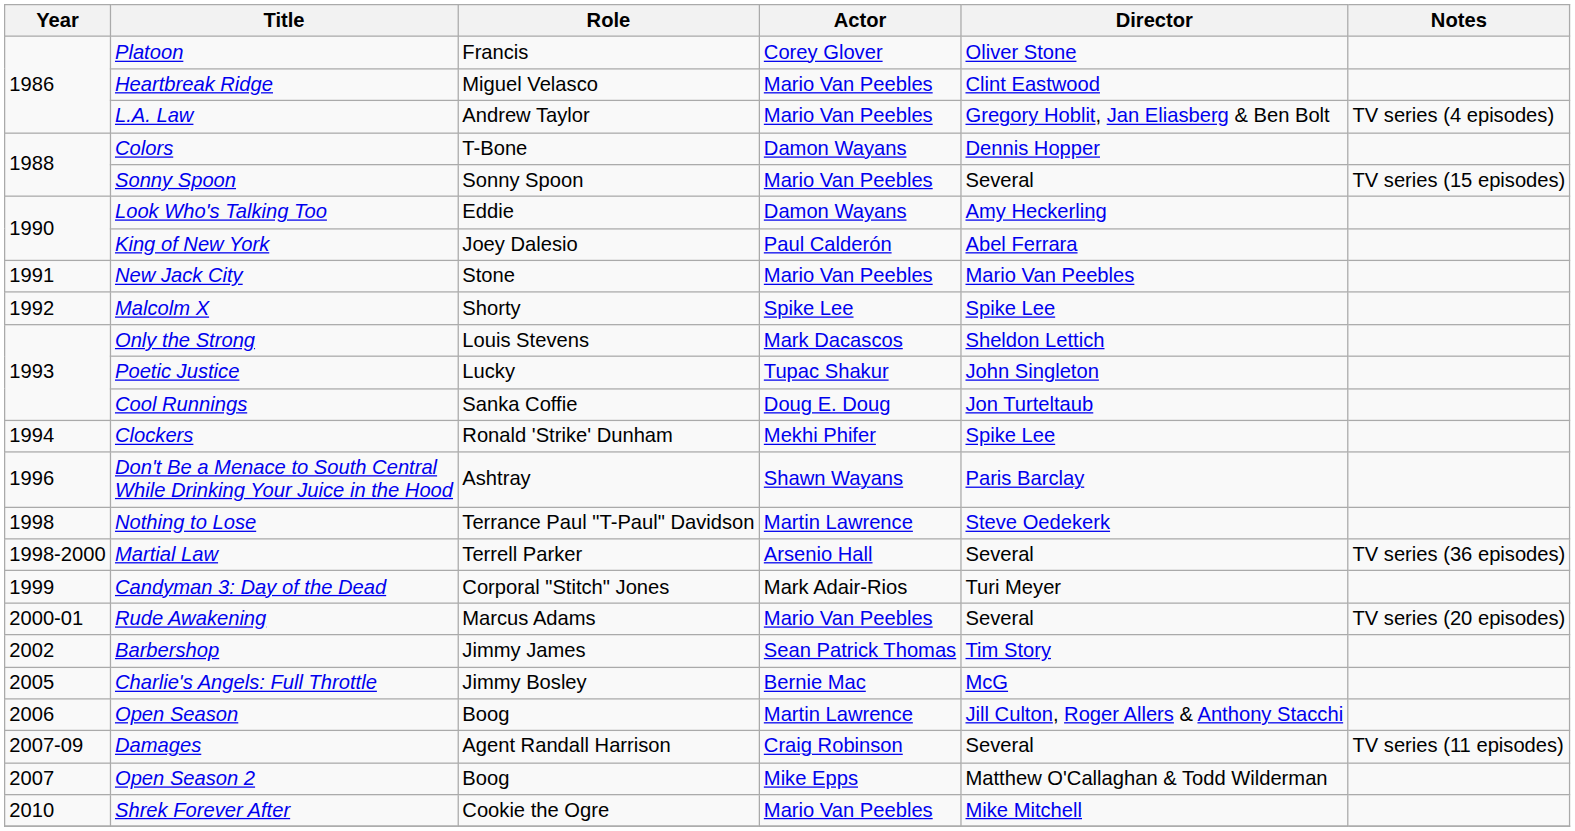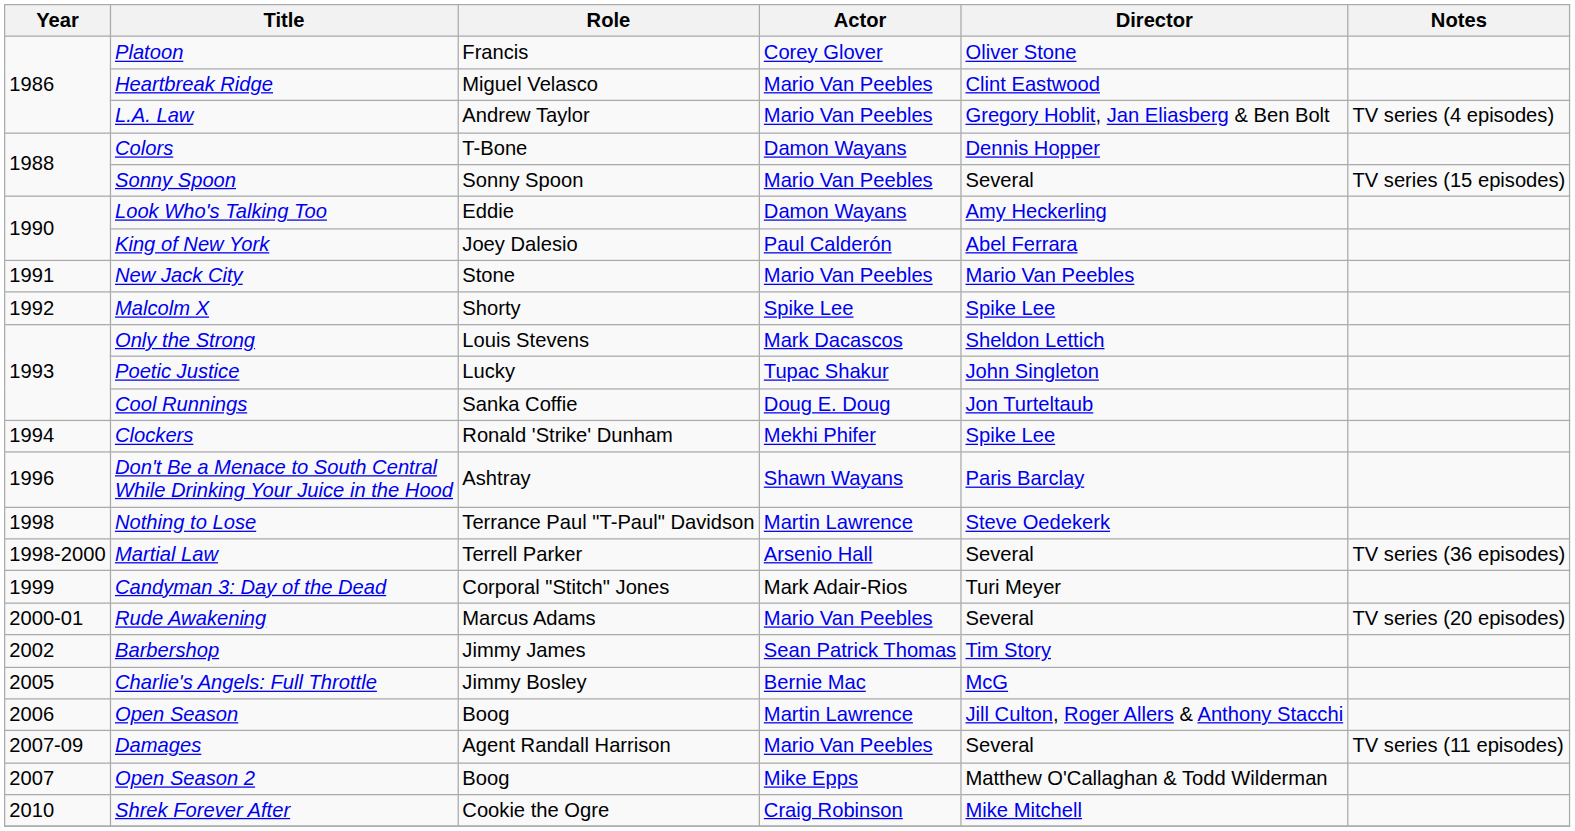(833, 746) Craig Robinson -> (848, 746) Mario Van Peebles
(848, 810) Mario Van Peebles -> (833, 810) Craig Robinson
